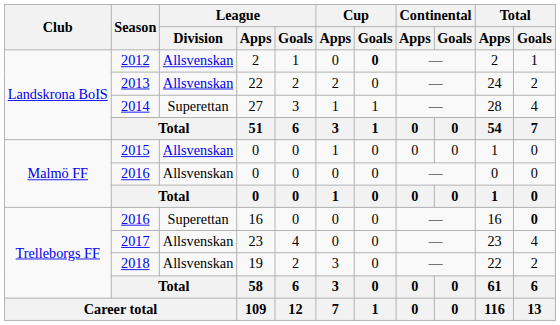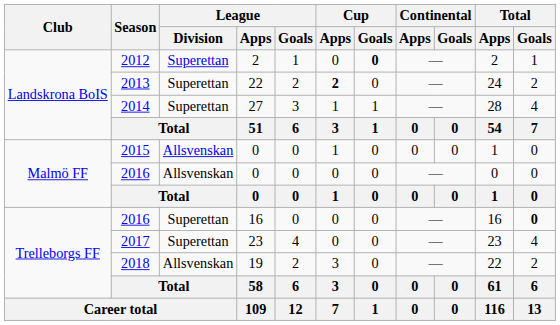(198, 60) Allsvenskan -> (198, 60) Superettan
(198, 83) Allsvenskan -> (198, 83) Superettan
(335, 83) normal -> (335, 83) bold
(198, 241) Allsvenskan -> (198, 241) Superettan
